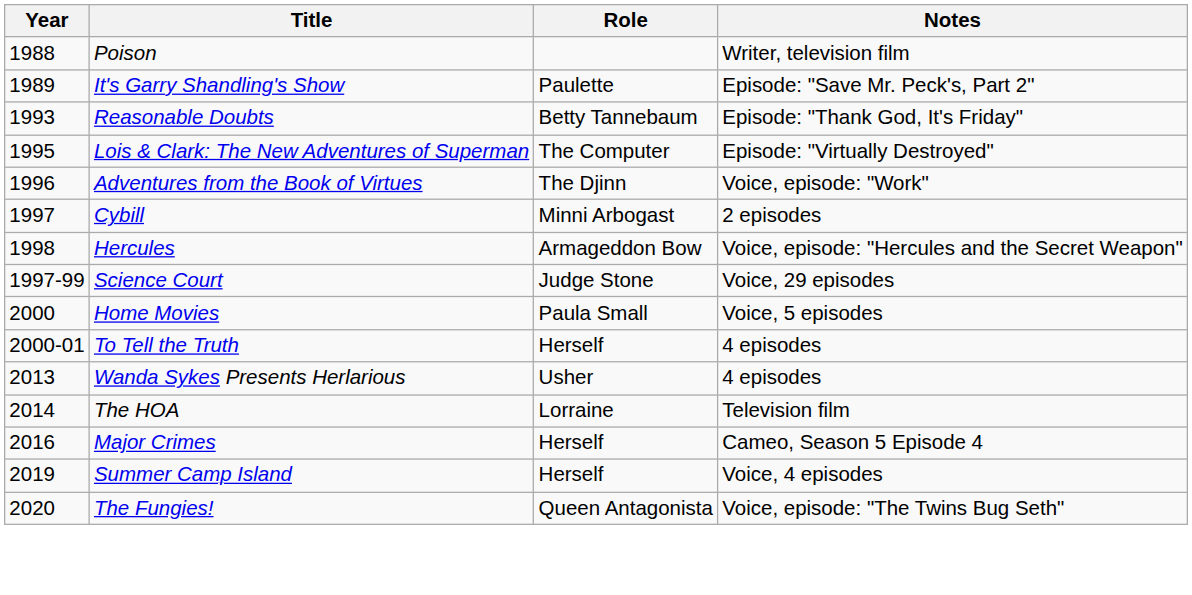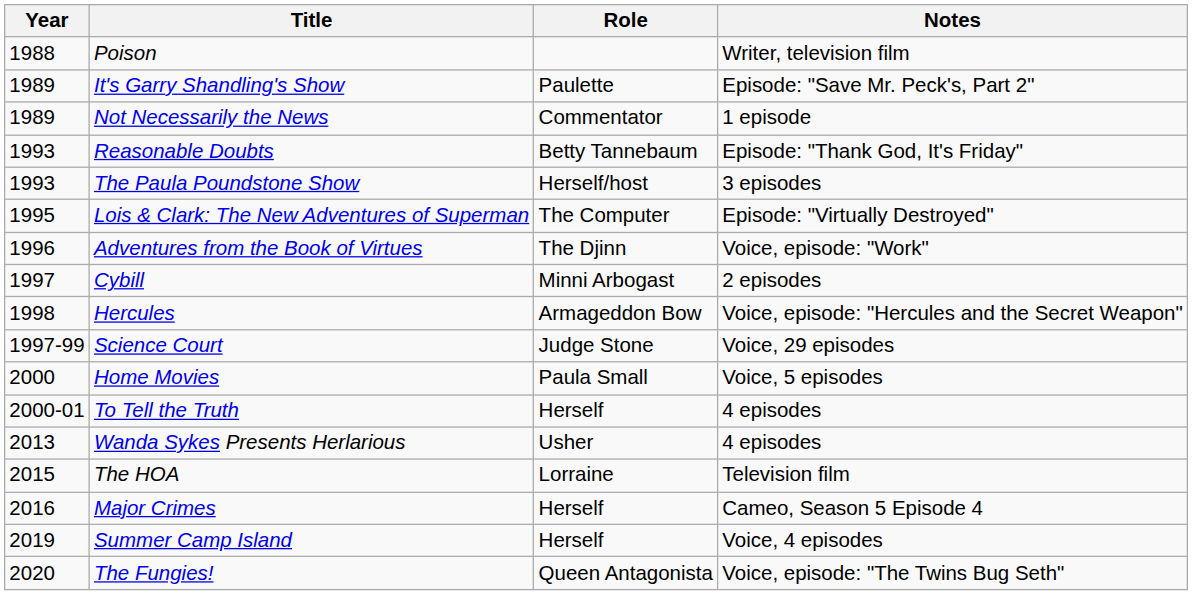+ row: (211, 118)
+ row: (227, 183)
(32, 410) 2014 -> (32, 475) 2015
